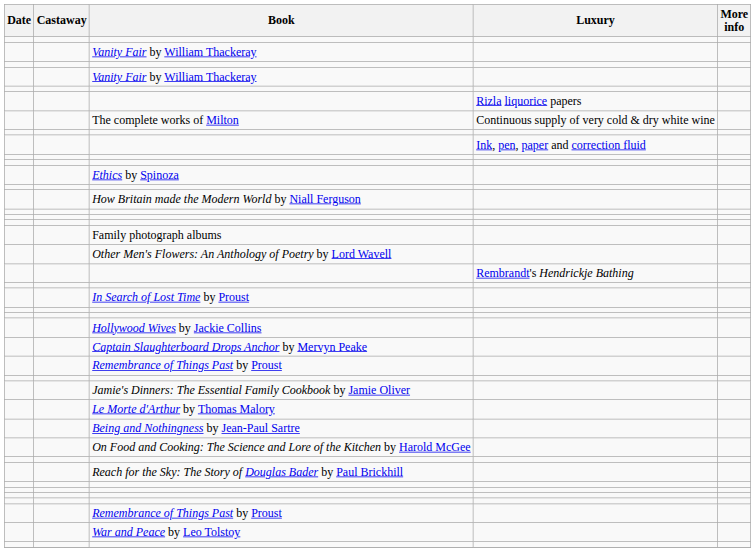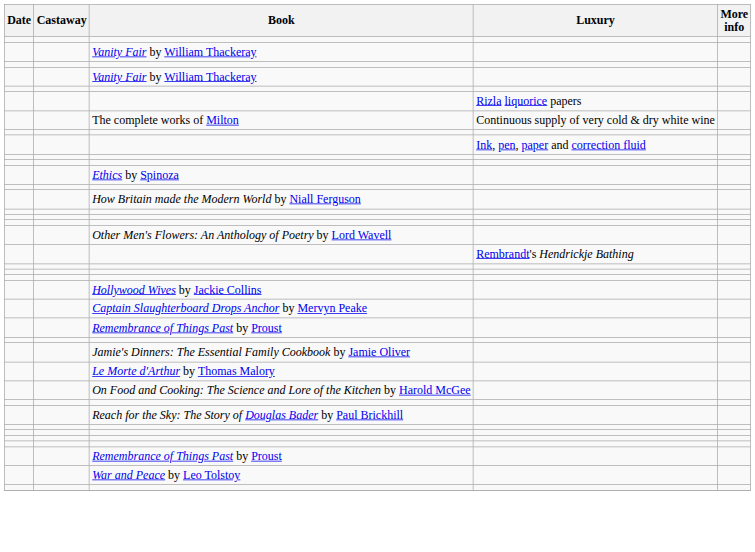- row: (157, 235)
- row: (171, 297)
- row: (196, 428)
